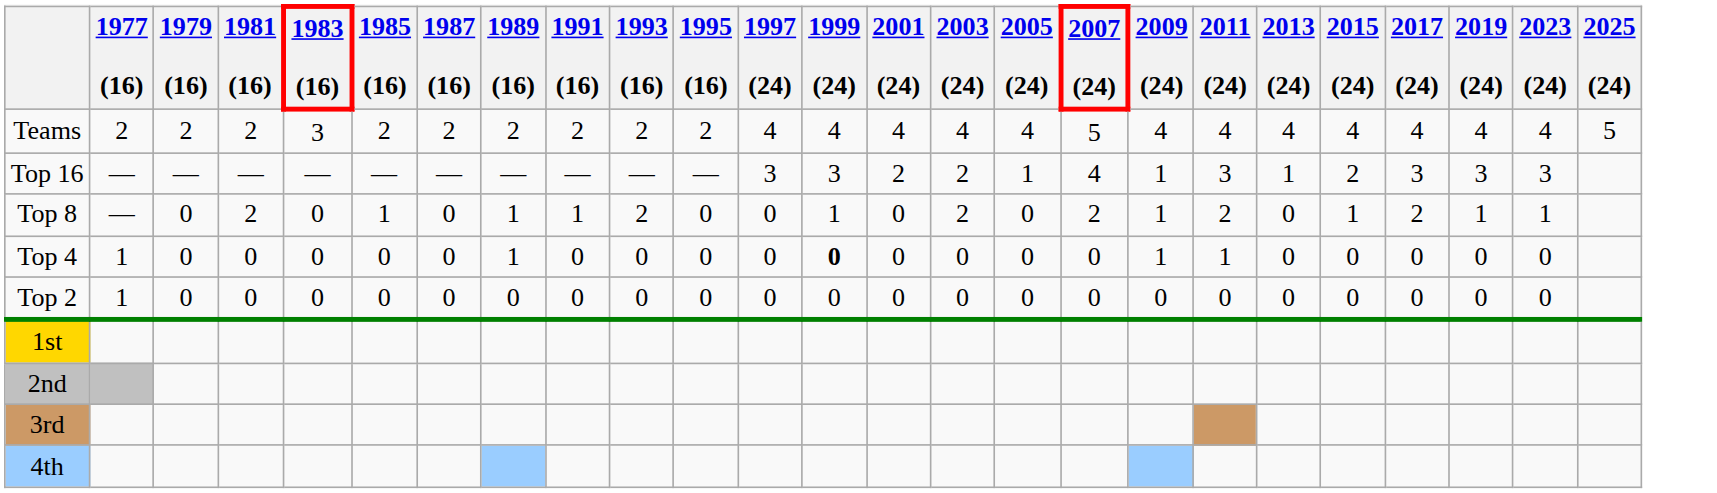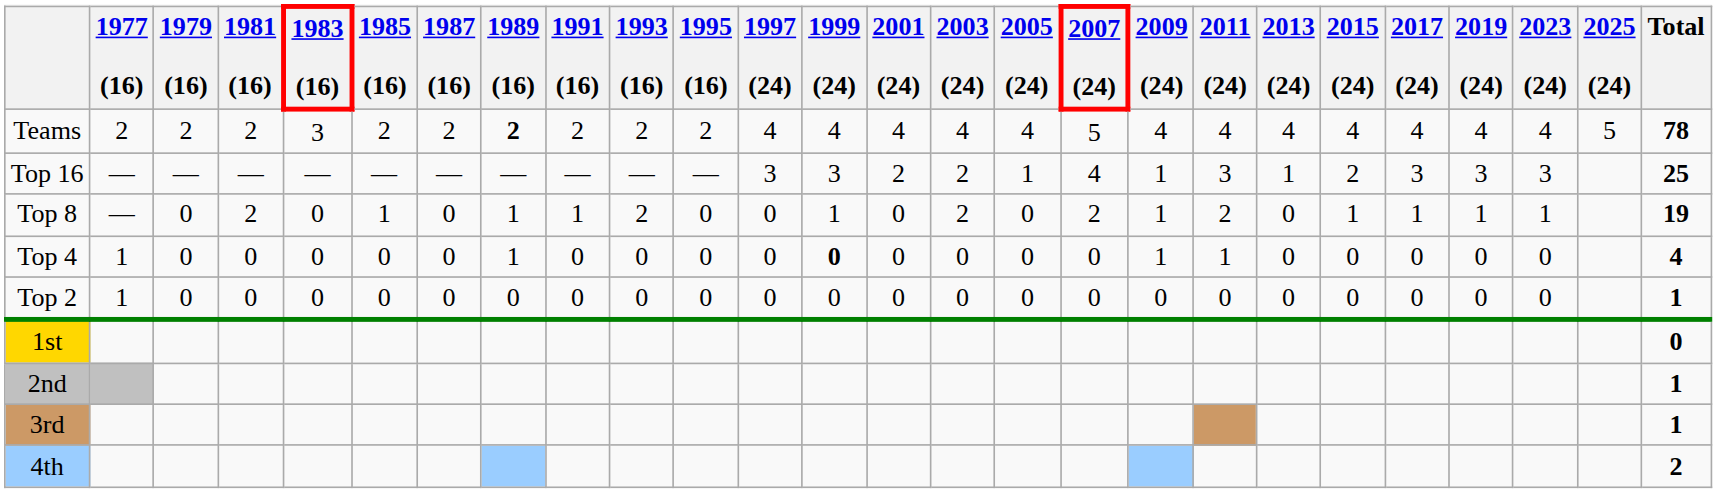+ column: (1676, 26)
(513, 130) normal -> (513, 130) bold
(1417, 214) 2 -> (1417, 214) 1
